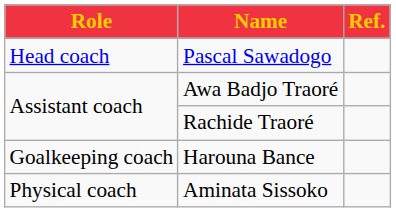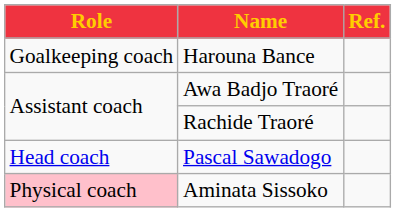rows swapped: (257, 55) <-> (249, 156)
(73, 190) no background -> (73, 190) pink background
